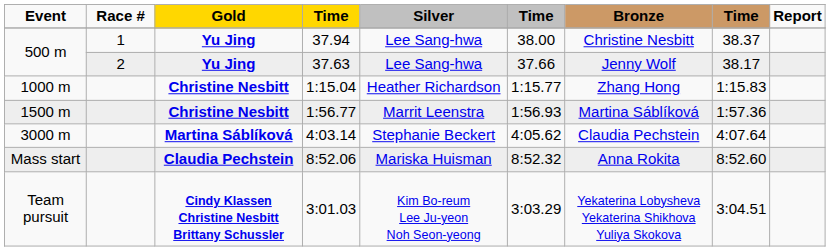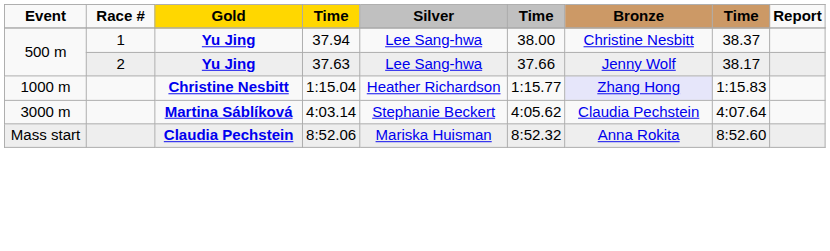(639, 87) no background -> (639, 87) lavender background
- row: (331, 111)
- row: (331, 208)
